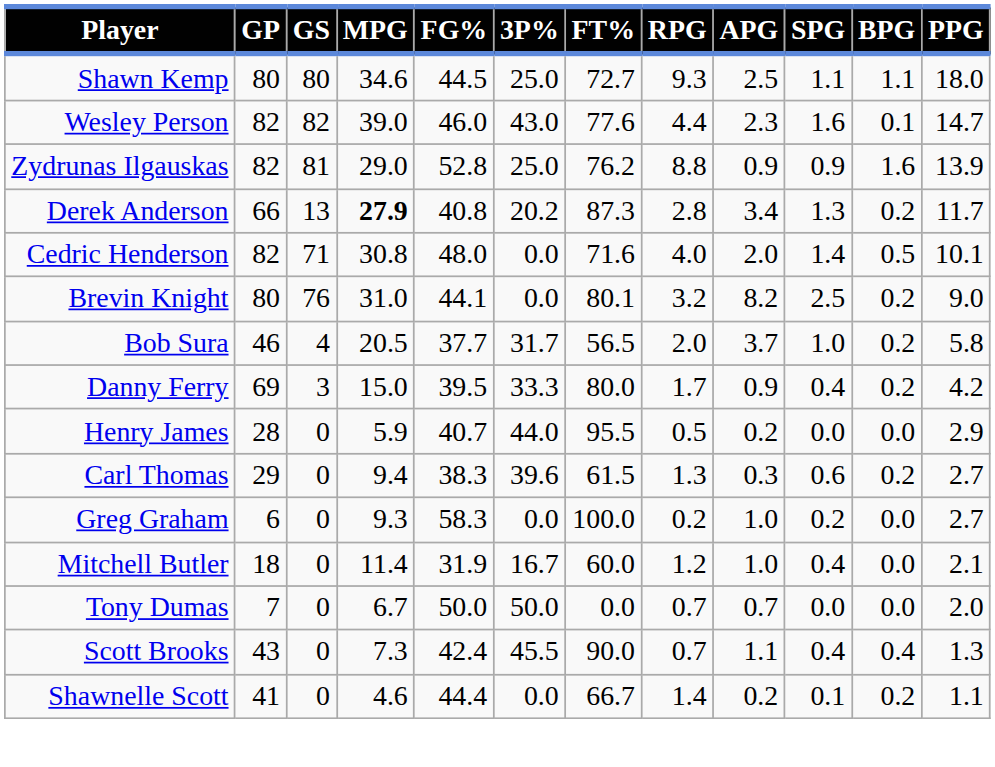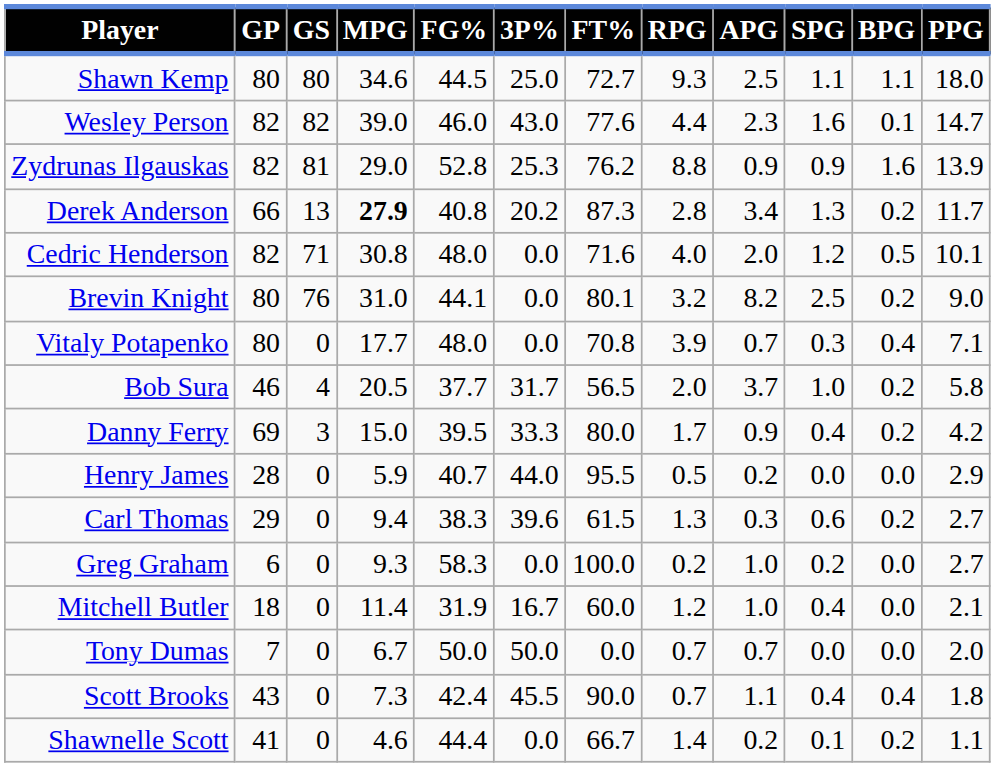(534, 165) 25.0 -> (534, 165) 25.3
(828, 254) 1.4 -> (828, 254) 1.2
+ row: (132, 342)
(966, 651) 1.3 -> (966, 695) 1.8
